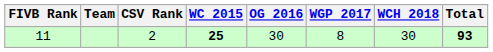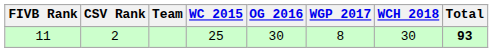columns swapped: (152, 15) <-> (99, 15)
(216, 37) bold -> (216, 37) normal
